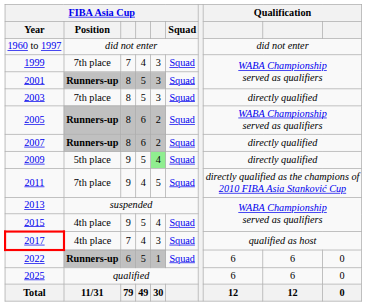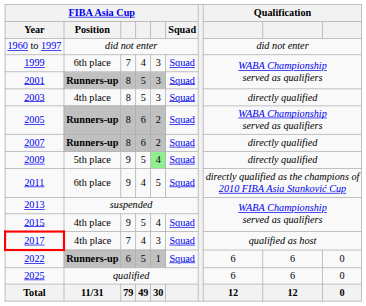(92, 63) 7th place -> (92, 63) 6th place
(92, 97) 7th place -> (92, 97) 4th place
(92, 183) 7th place -> (92, 183) 6th place
